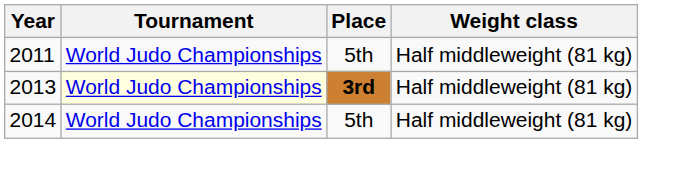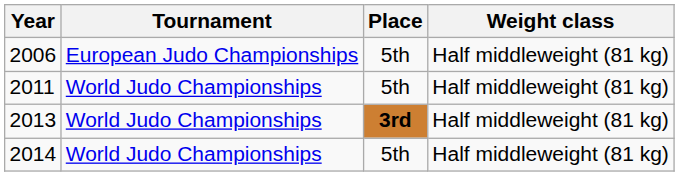+ row: (33, 54)
(194, 87) lightyellow background -> (194, 120) no background
